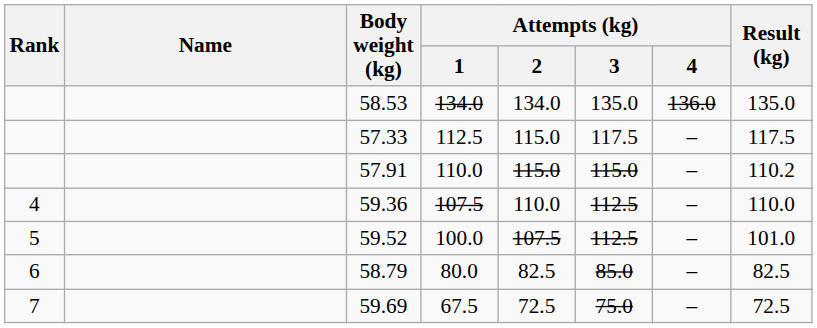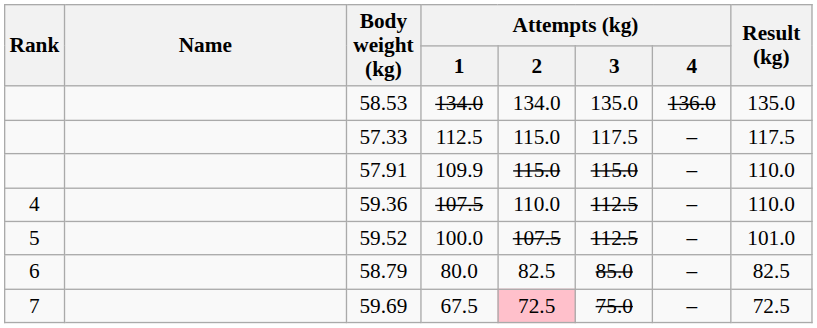(459, 170) 110.0 -> (459, 170) 109.9
(771, 170) 110.2 -> (771, 170) 110.0
(537, 305) no background -> (537, 305) pink background
